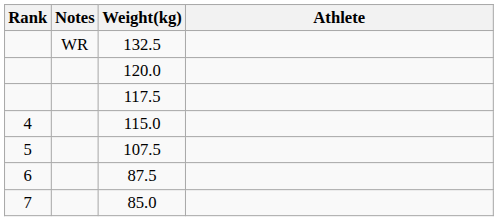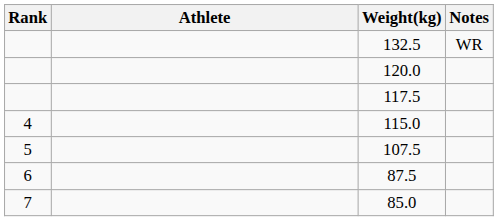columns swapped: (339, 17) <-> (75, 17)
